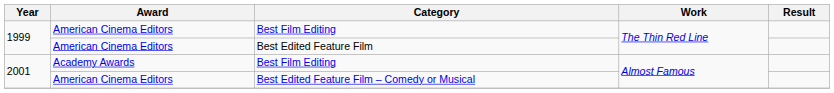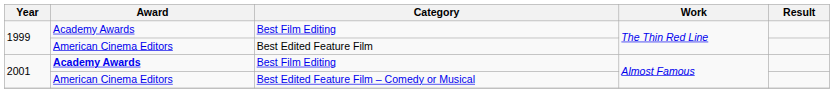(113, 29) American Cinema Editors -> (94, 29) Academy Awards
(94, 63) normal -> (97, 63) bold
